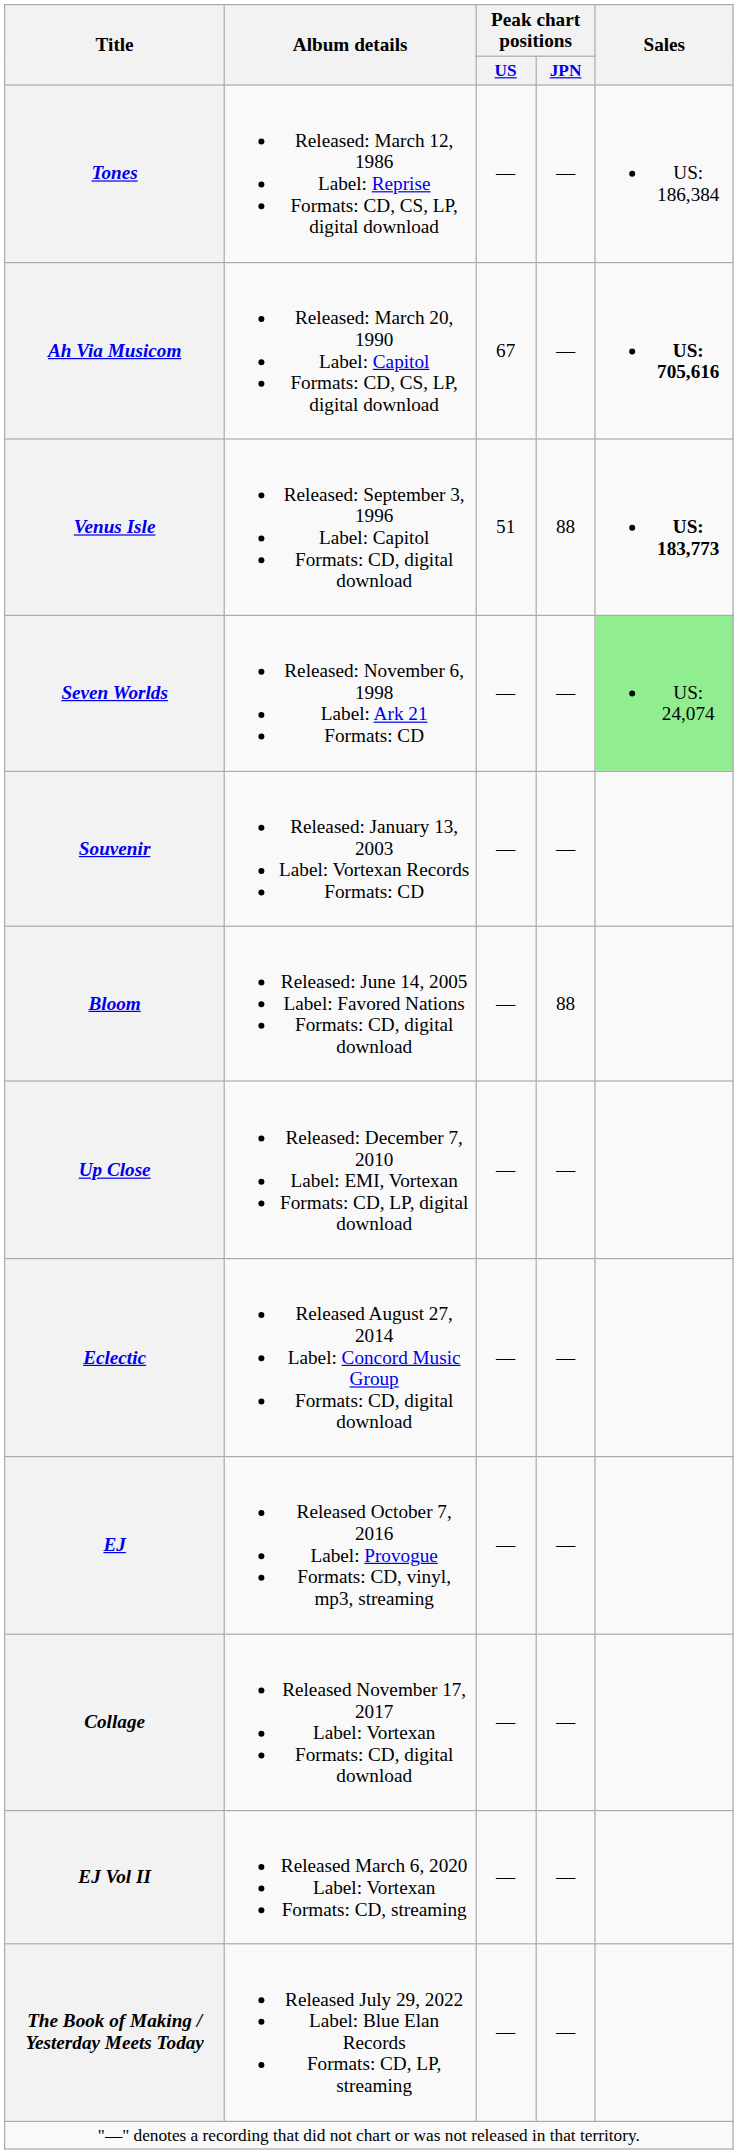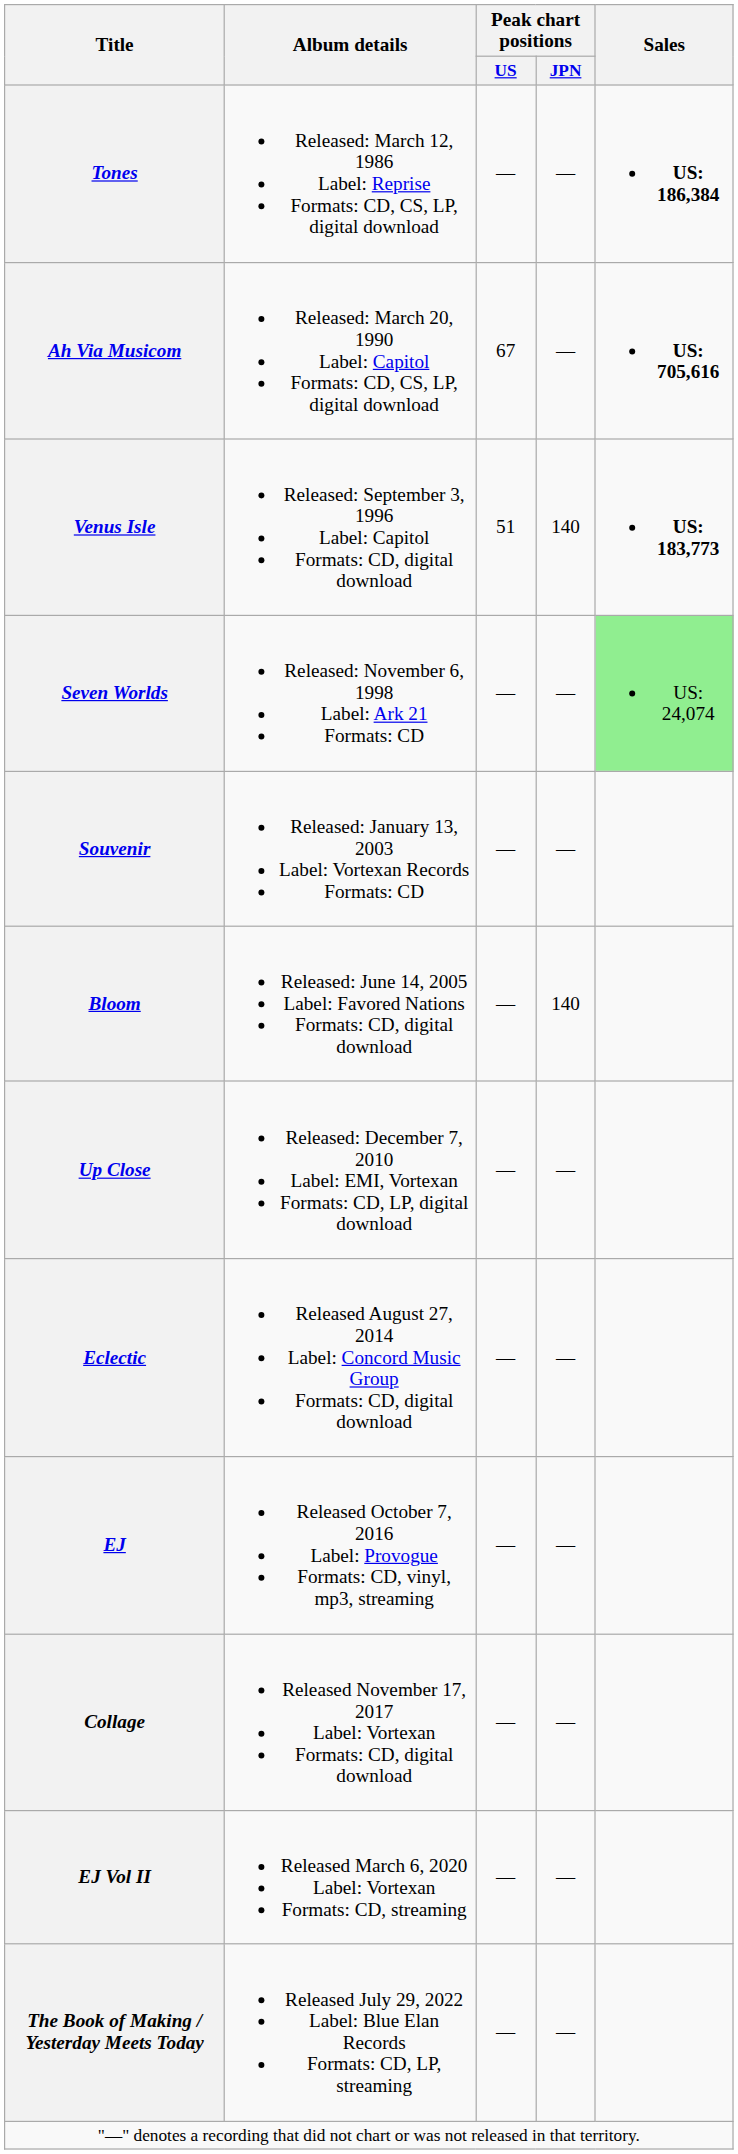(664, 184) normal -> (664, 184) bold
(566, 527) 88 -> (566, 527) 140
(566, 1003) 88 -> (566, 1003) 140
